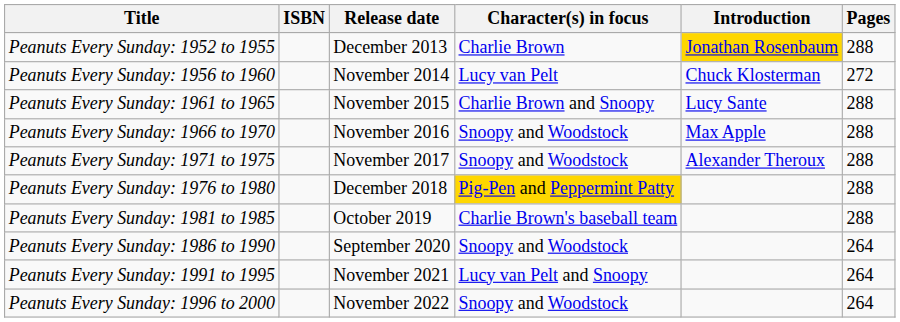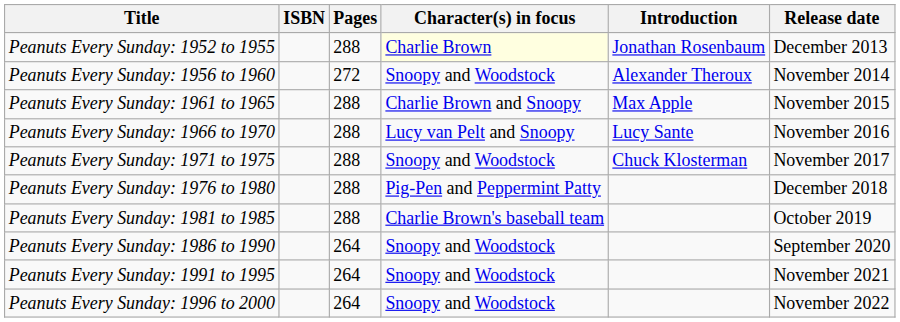columns swapped: (392, 18) <-> (868, 18)
(512, 47) no background -> (438, 47) lightyellow background
(762, 47) gold background -> (689, 47) no background
(508, 75) Lucy van Pelt -> (470, 75) Snoopy and Woodstock
(753, 75) Chuck Klosterman -> (682, 75) Alexander Theroux
(726, 103) Lucy Sante -> (652, 103) Max Apple
(543, 132) Snoopy and Woodstock -> (480, 132) Lucy van Pelt and Snoopy
(726, 132) Max Apple -> (653, 132) Lucy Sante
(755, 160) Alexander Theroux -> (680, 160) Chuck Klosterman
(566, 189) gold background -> (493, 189) no background
(553, 274) Lucy van Pelt and Snoopy -> (470, 274) Snoopy and Woodstock
